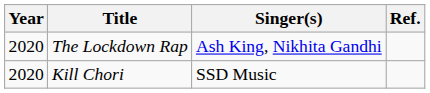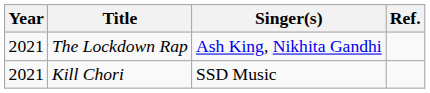(26, 46) 2020 -> (26, 46) 2021
(26, 74) 2020 -> (26, 74) 2021
